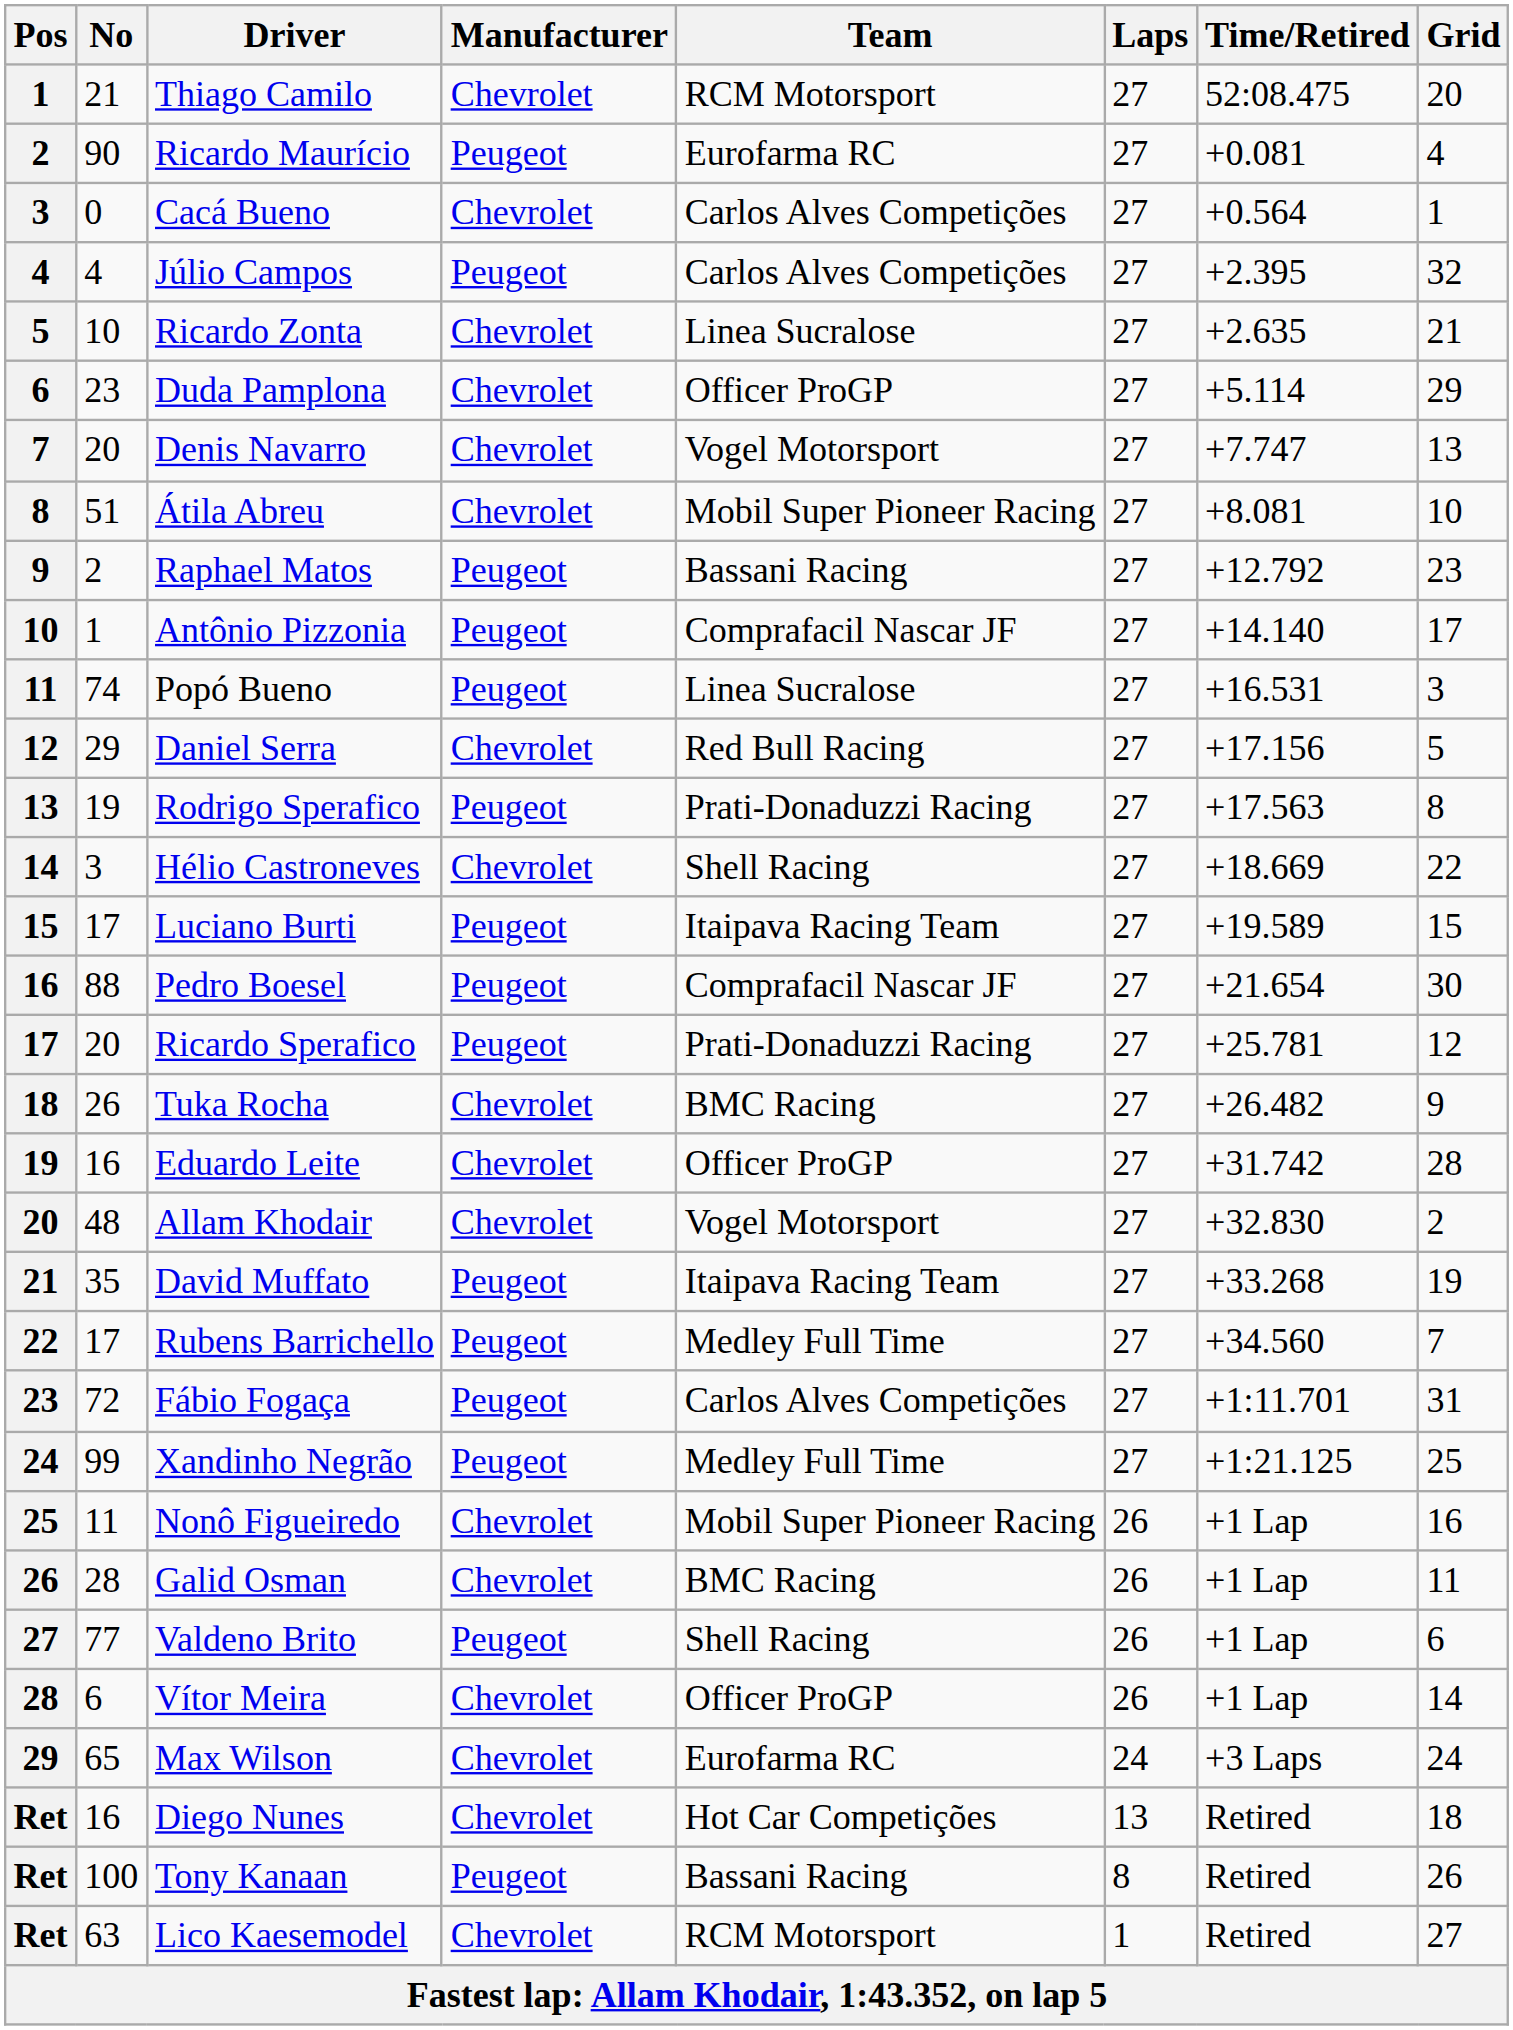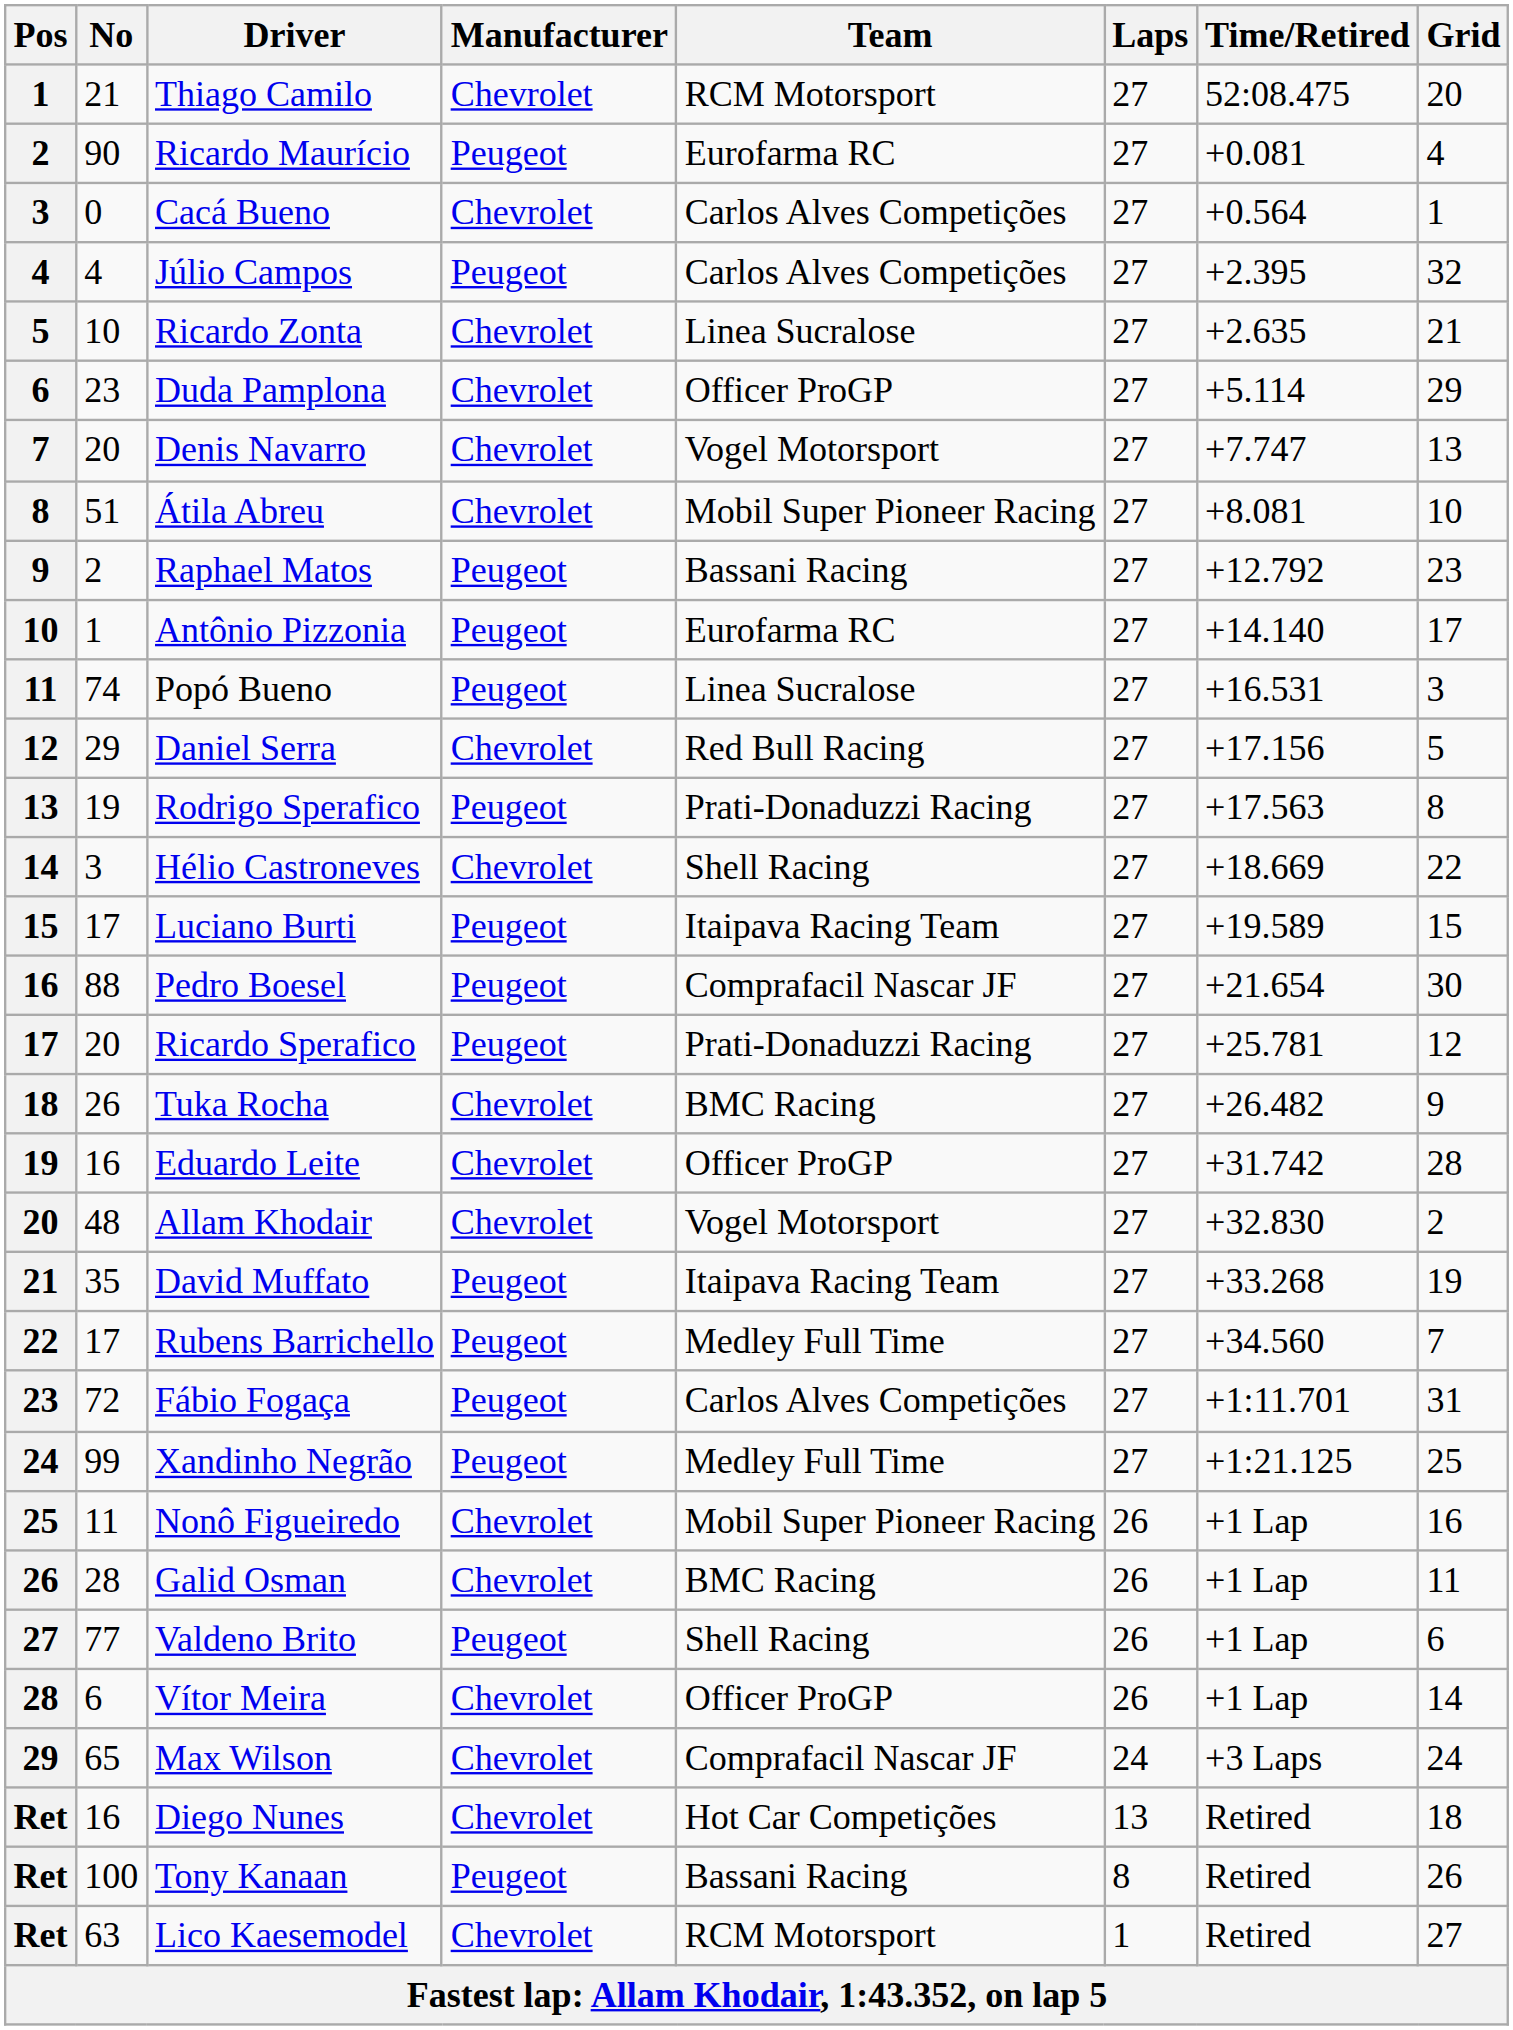(851, 628) Comprafacil Nascar JF -> (790, 628) Eurofarma RC
(790, 1756) Eurofarma RC -> (851, 1756) Comprafacil Nascar JF
